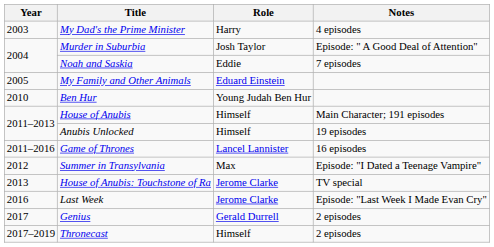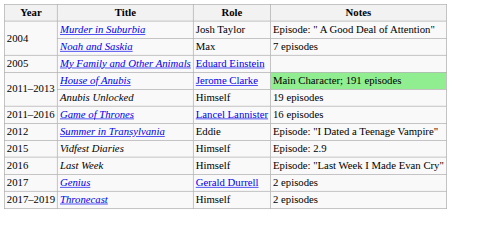- row: (122, 30)
(228, 64) Eddie -> (206, 47) Max
- row: (78, 98)
(233, 115) Himself -> (227, 81) Jerome Clarke
(380, 115) no background -> (337, 81) lightgreen background
(226, 166) Max -> (208, 132) Eddie
- row: (135, 183)
+ row: (92, 149)
(247, 200) Jerome Clarke -> (213, 166) Himself
